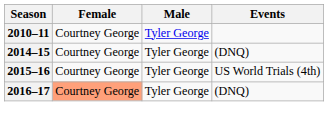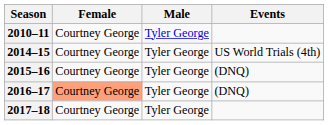(232, 52) (DNQ) -> (267, 52) US World Trials (4th)
(267, 71) US World Trials (4th) -> (232, 71) (DNQ)
+ row: (28, 110)
